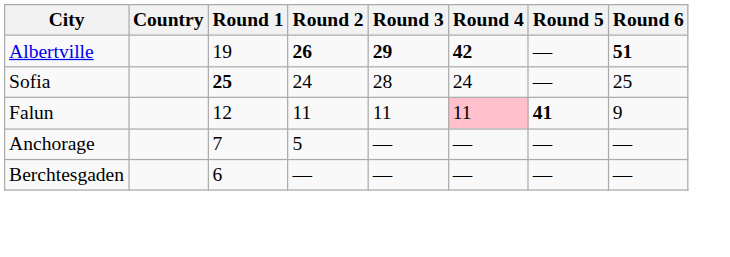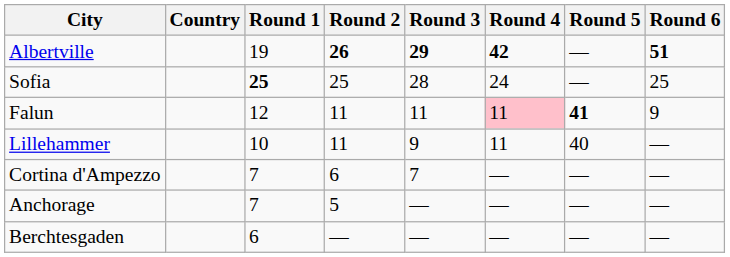(302, 81) 24 -> (339, 81) 25
+ row: (60, 143)
+ row: (85, 174)
